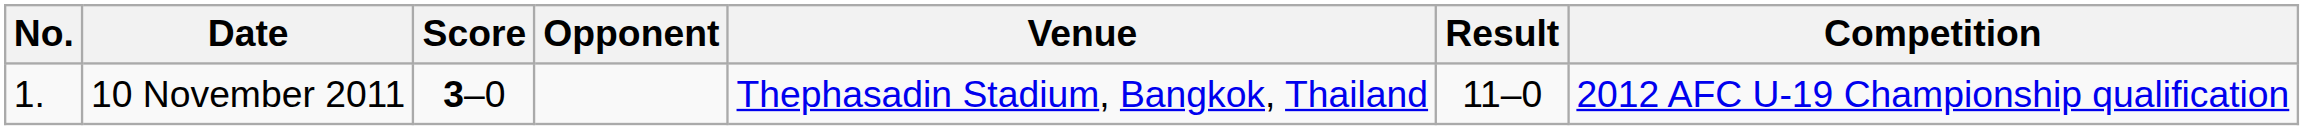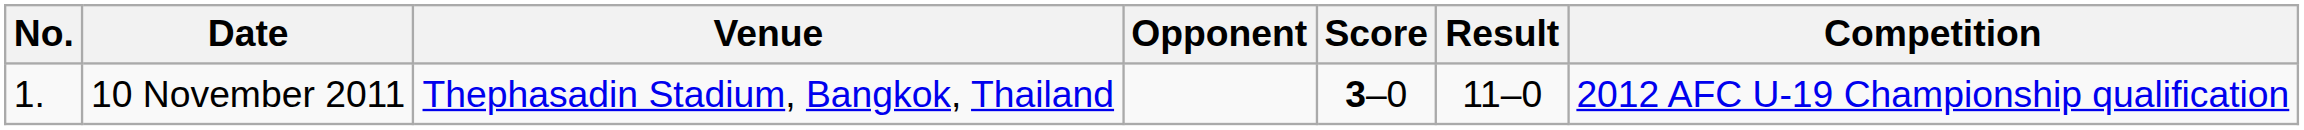columns swapped: (1082, 34) <-> (474, 34)
